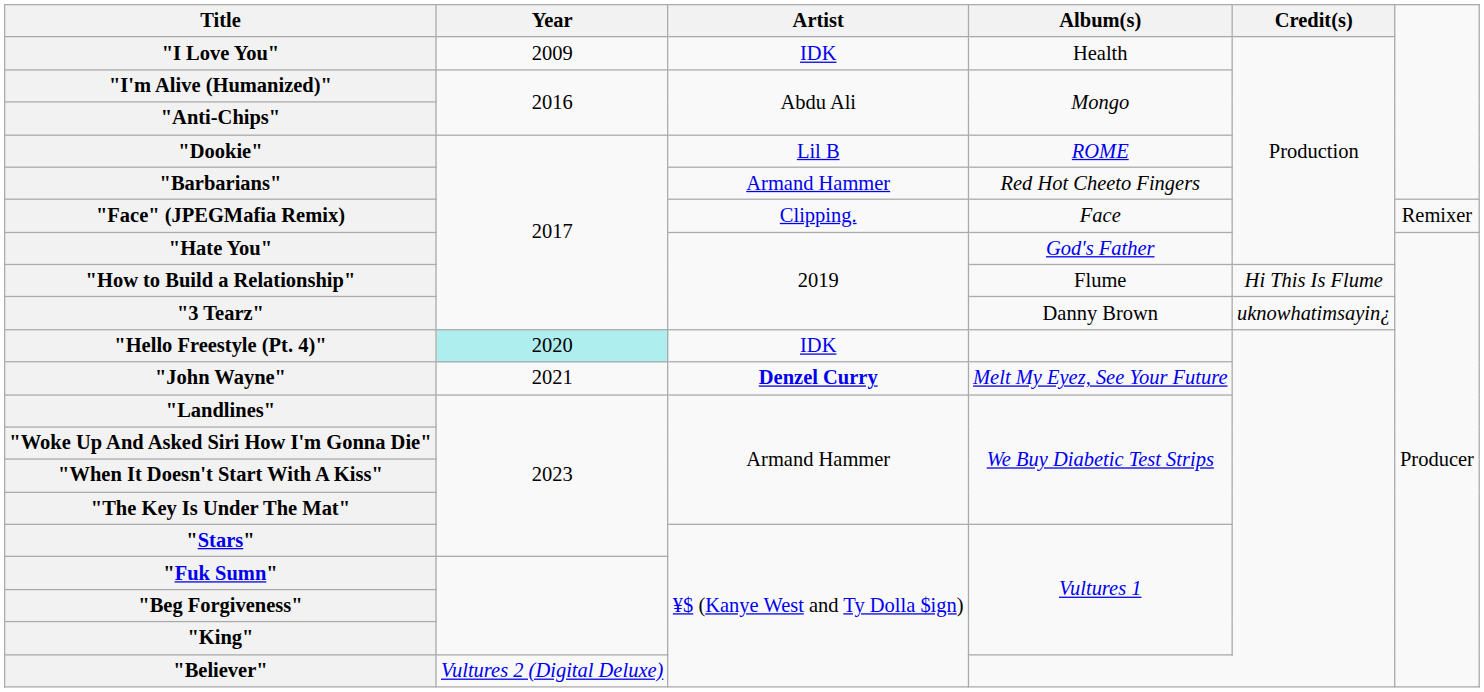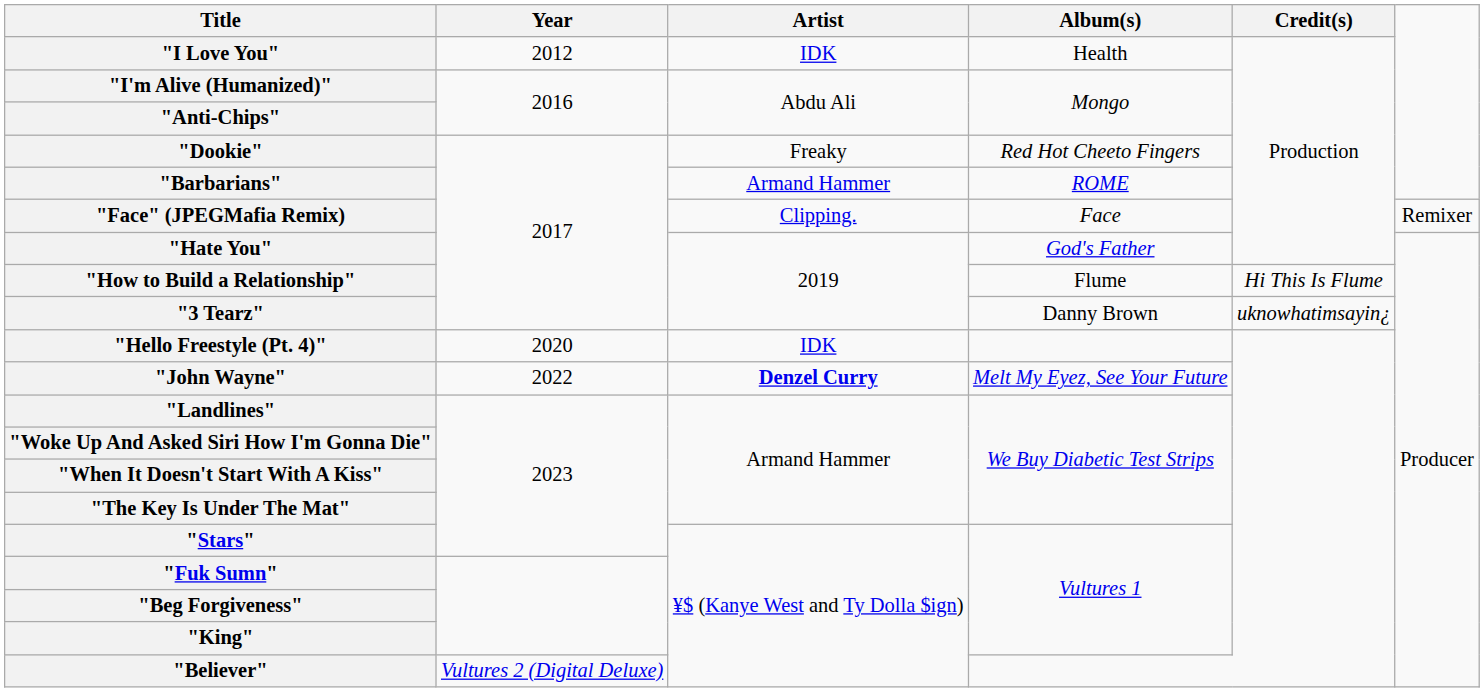(552, 53) 2009 -> (552, 53) 2012
(818, 150) Lil B -> (818, 150) Freaky
(1100, 150) ROME -> (1100, 150) Red Hot Cheeto Fingers
(1100, 183) Red Hot Cheeto Fingers -> (1100, 183) ROME
(552, 345) paleturquoise background -> (552, 345) no background
(552, 378) 2021 -> (552, 378) 2022
